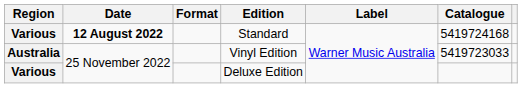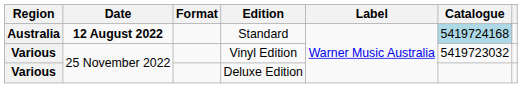(34, 33) Various -> (34, 33) Australia
(475, 33) no background -> (475, 33) lightblue background
(34, 53) Australia -> (34, 53) Various
(475, 53) 5419723033 -> (475, 53) 5419723032
